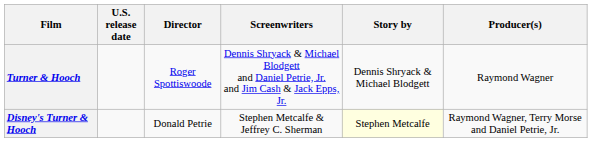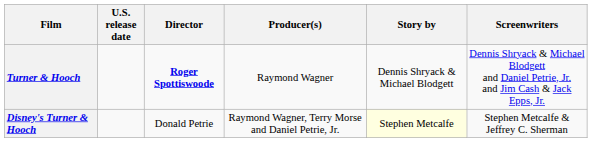columns swapped: (282, 24) <-> (515, 24)
(183, 77) normal -> (184, 77) bold
